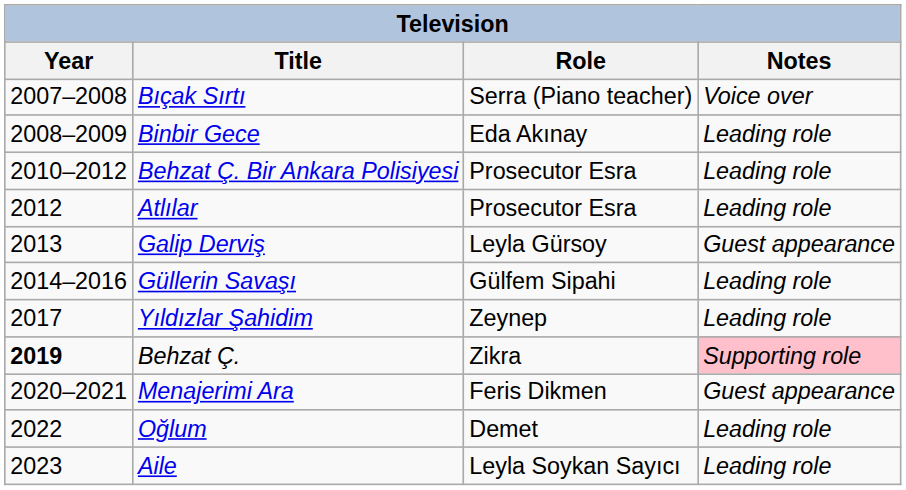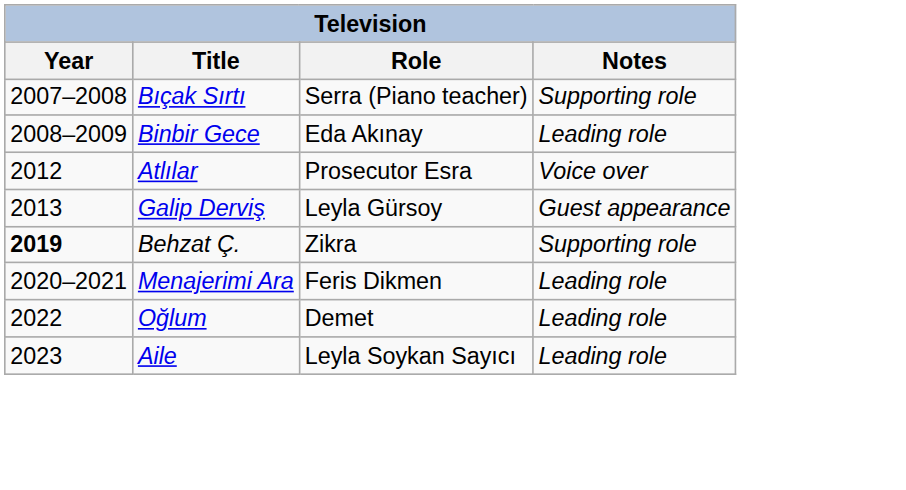(758, 97) Voice over -> (618, 97) Supporting role
- row: (298, 171)
(767, 208) Leading role -> (593, 171) Voice over
- row: (217, 282)
- row: (225, 318)
(782, 355) pink background -> (618, 245) no background
(799, 392) Guest appearance -> (603, 282) Leading role
